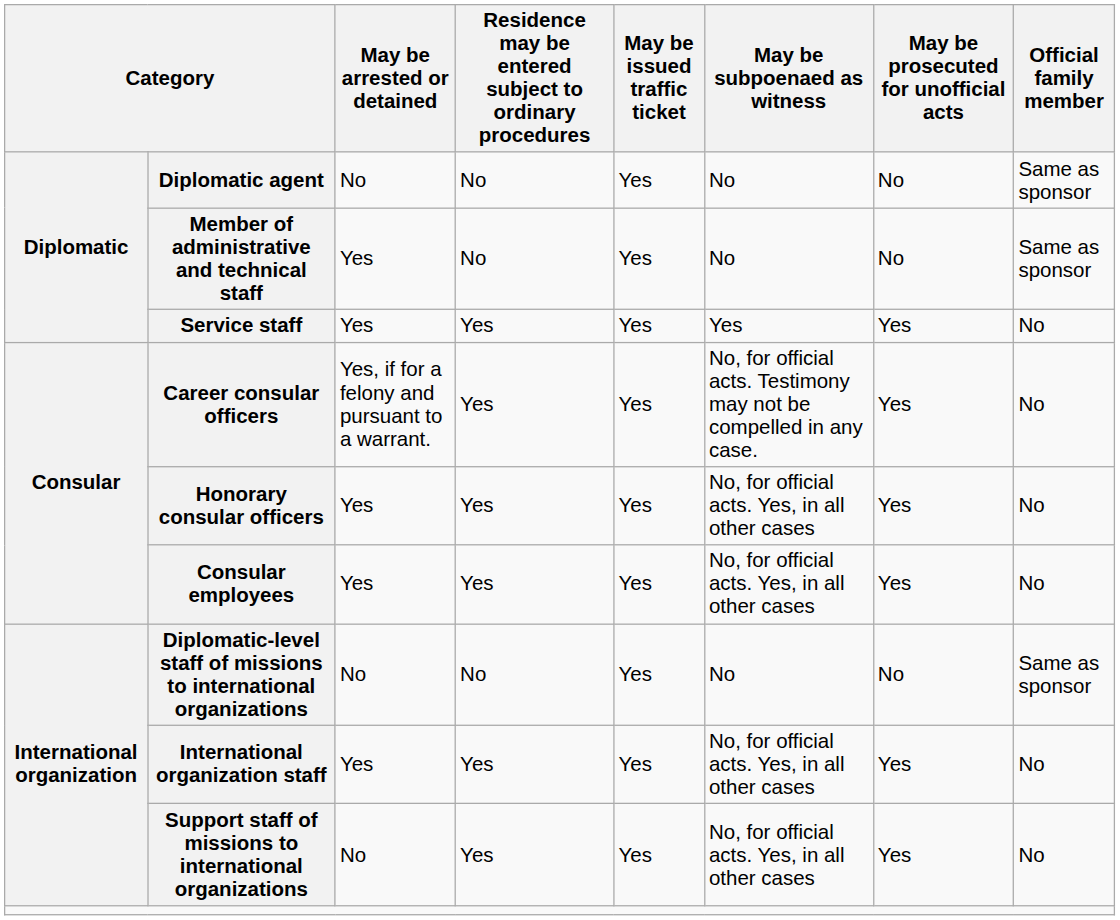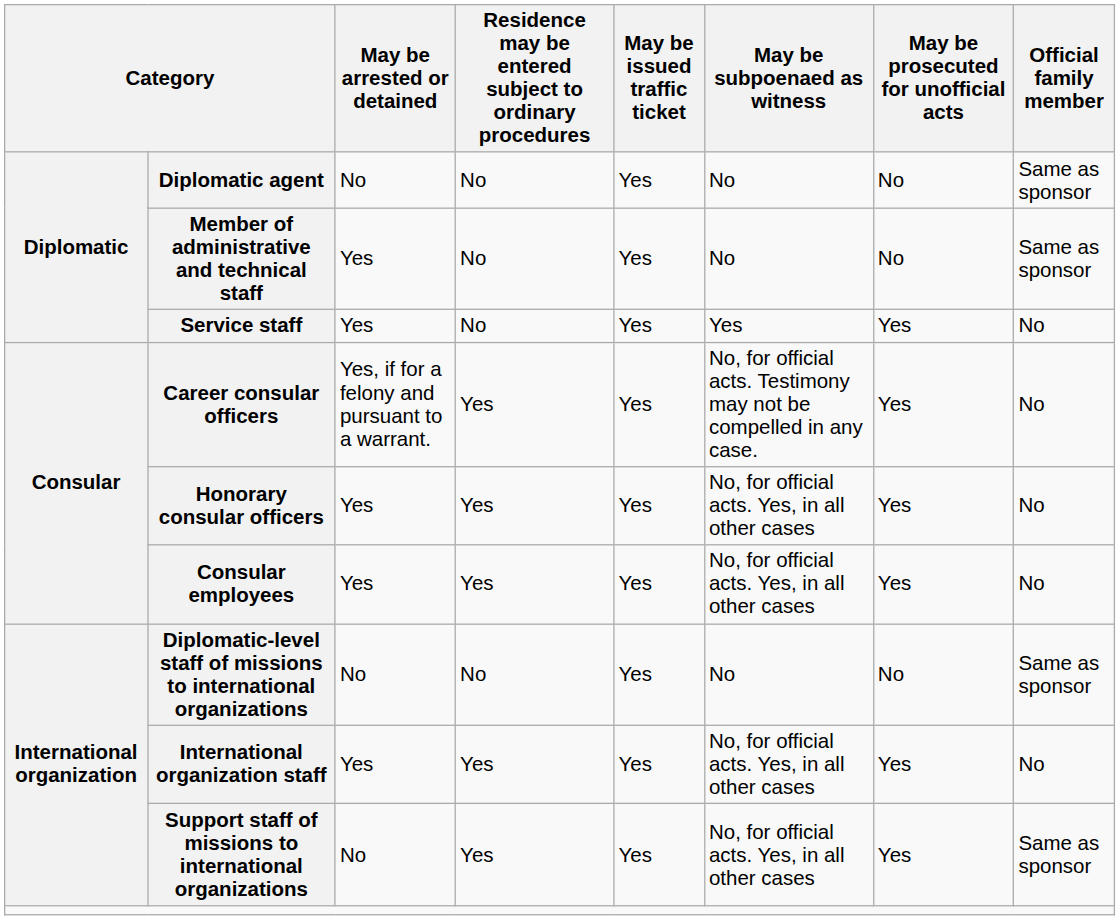(477, 325) Yes -> (473, 325) No
(1031, 854) No -> (1059, 854) Same as sponsor
